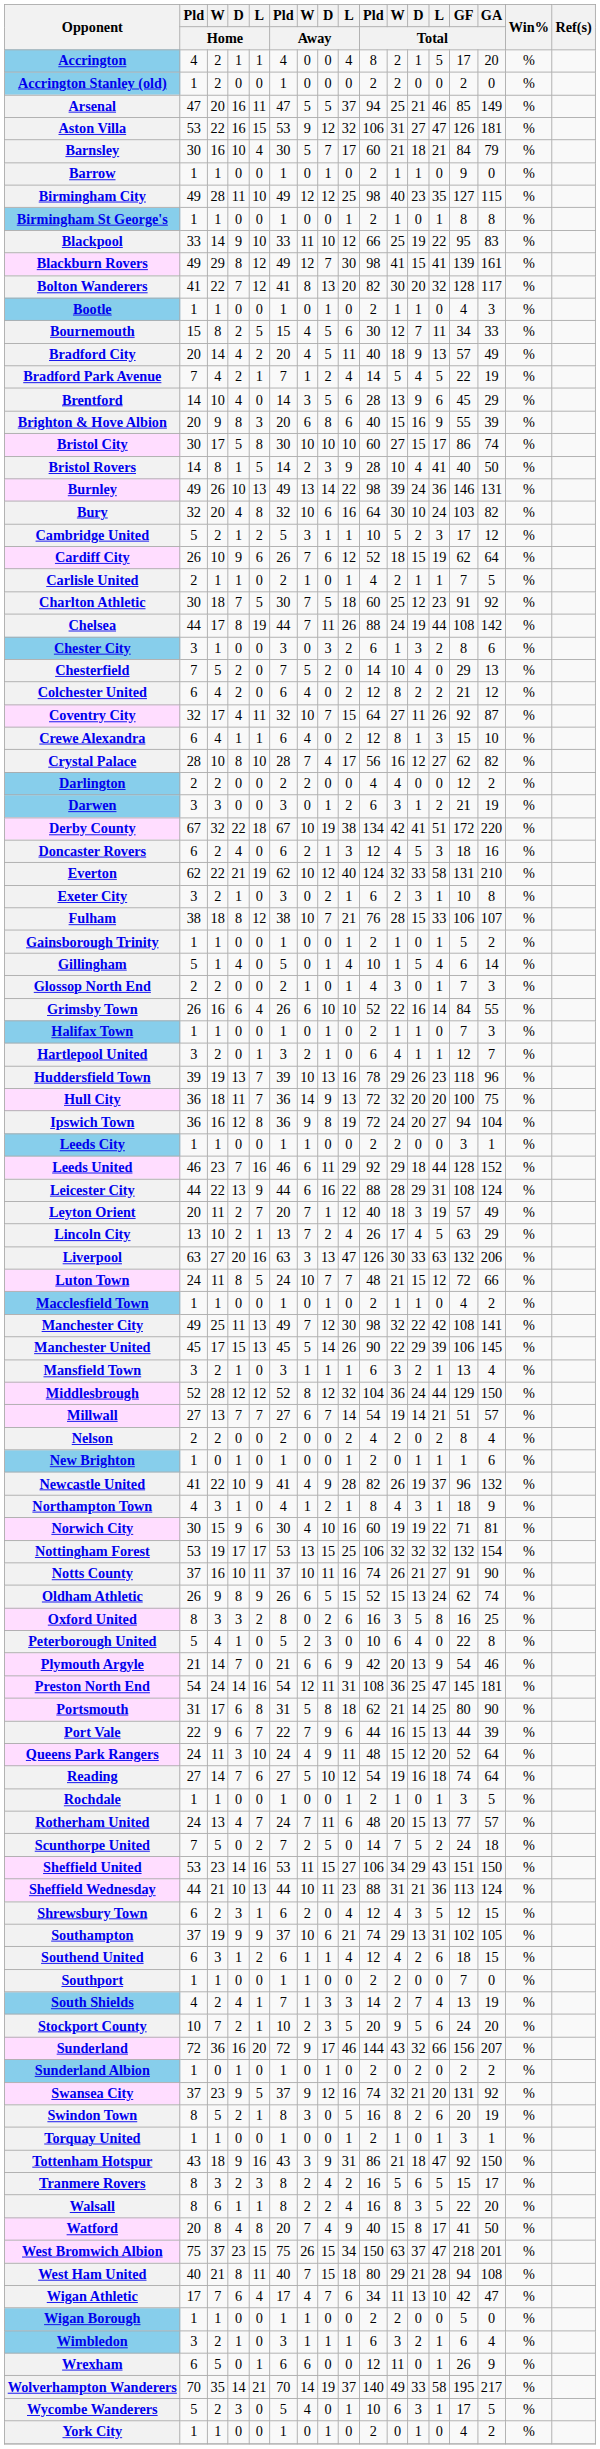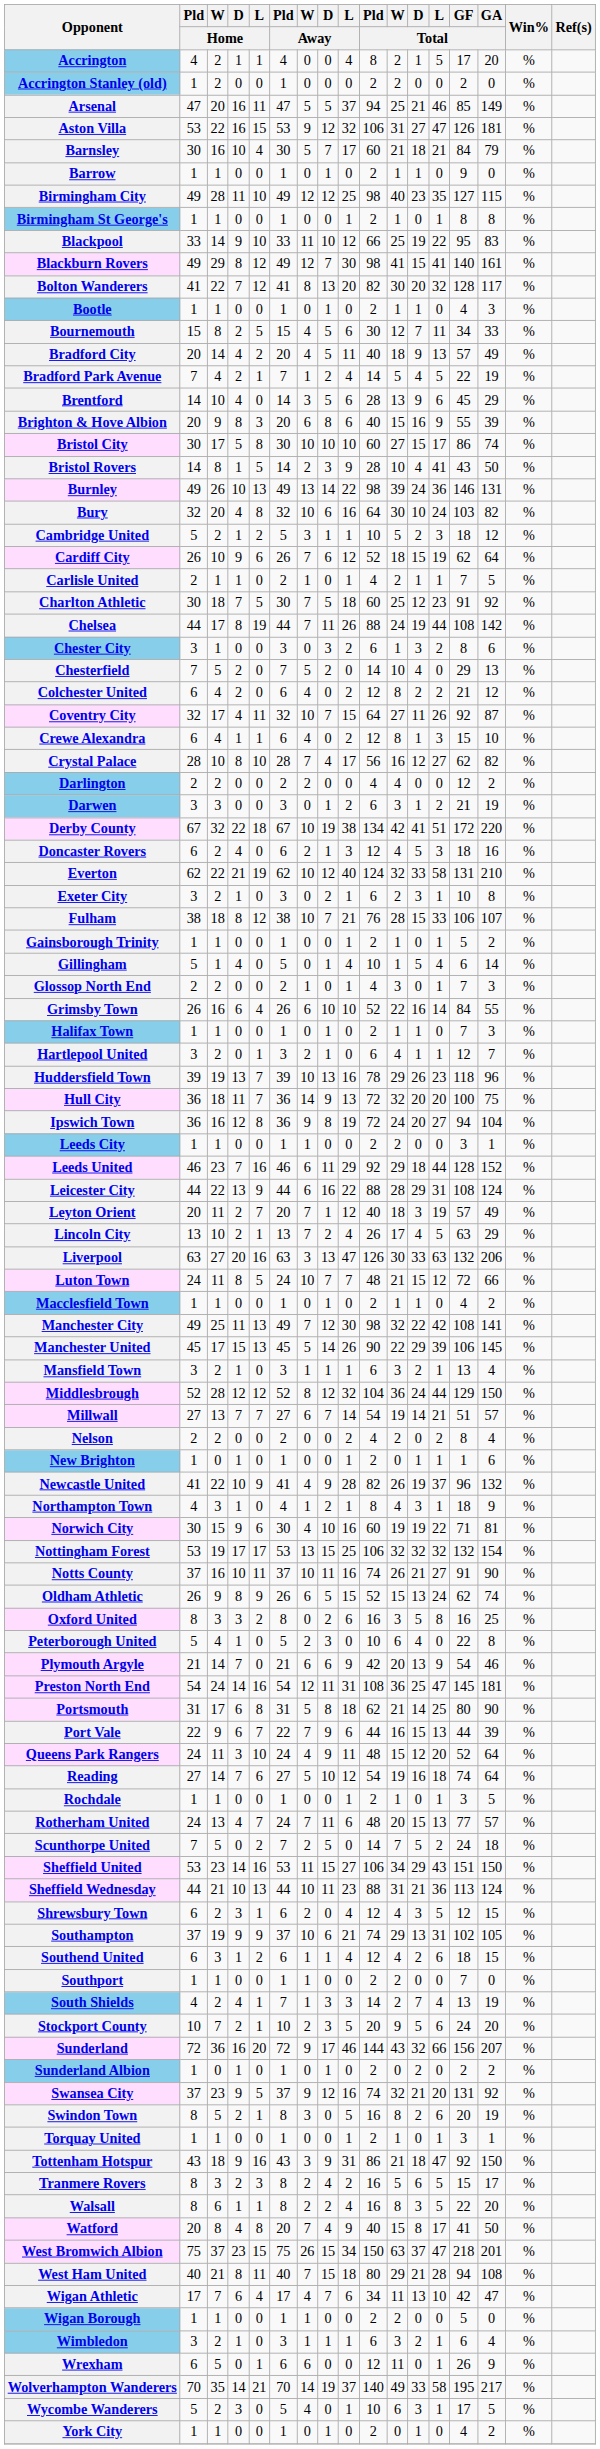(464, 264) 139 -> (464, 264) 140
(464, 467) 40 -> (464, 467) 43
(464, 535) 17 -> (464, 535) 18
